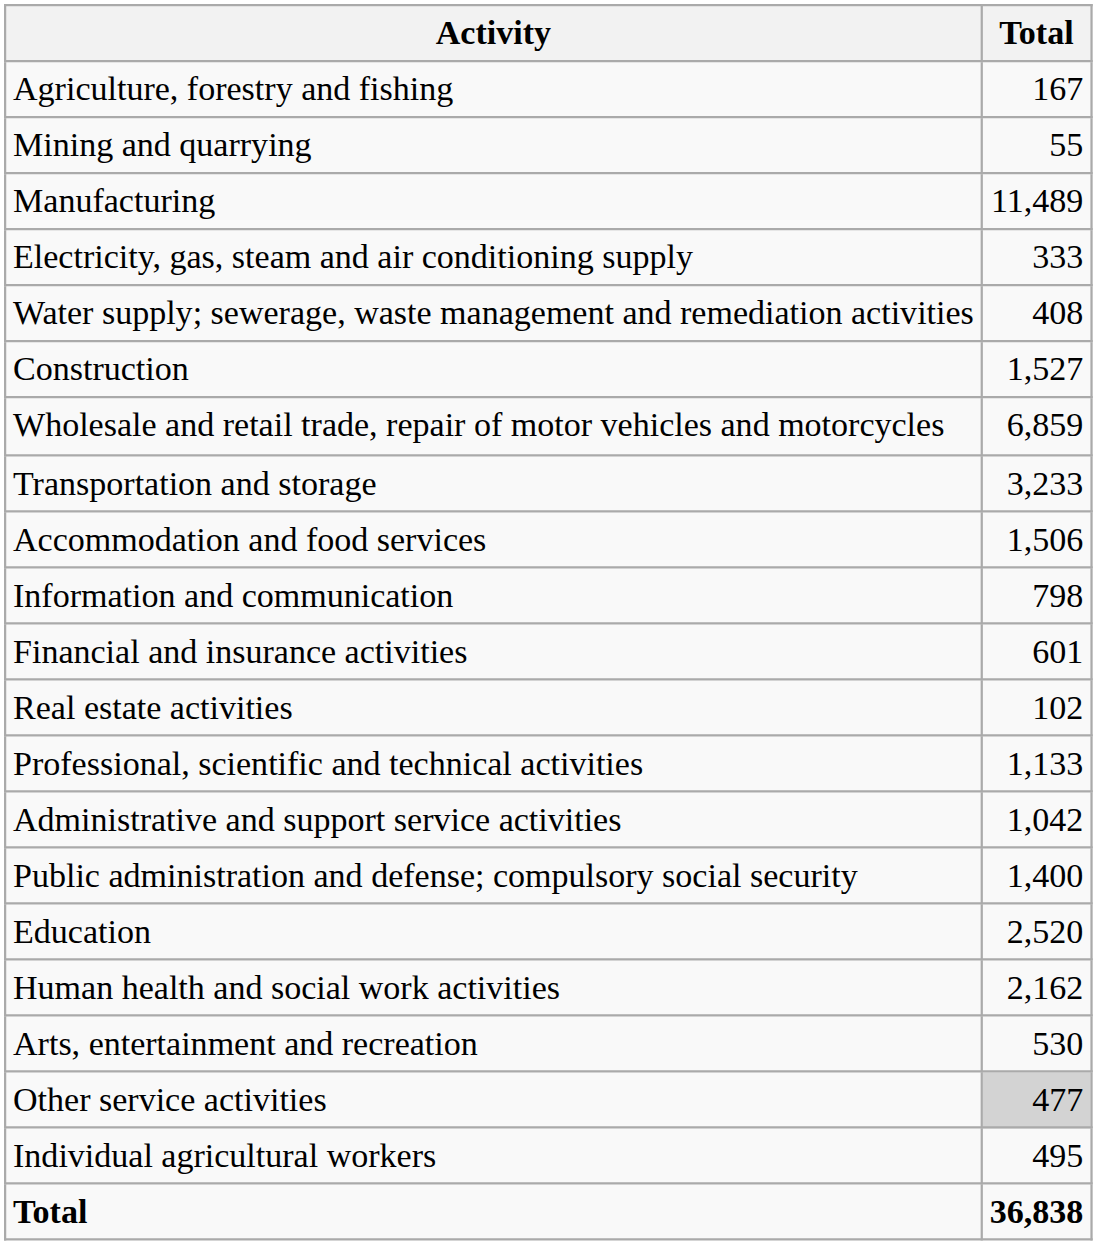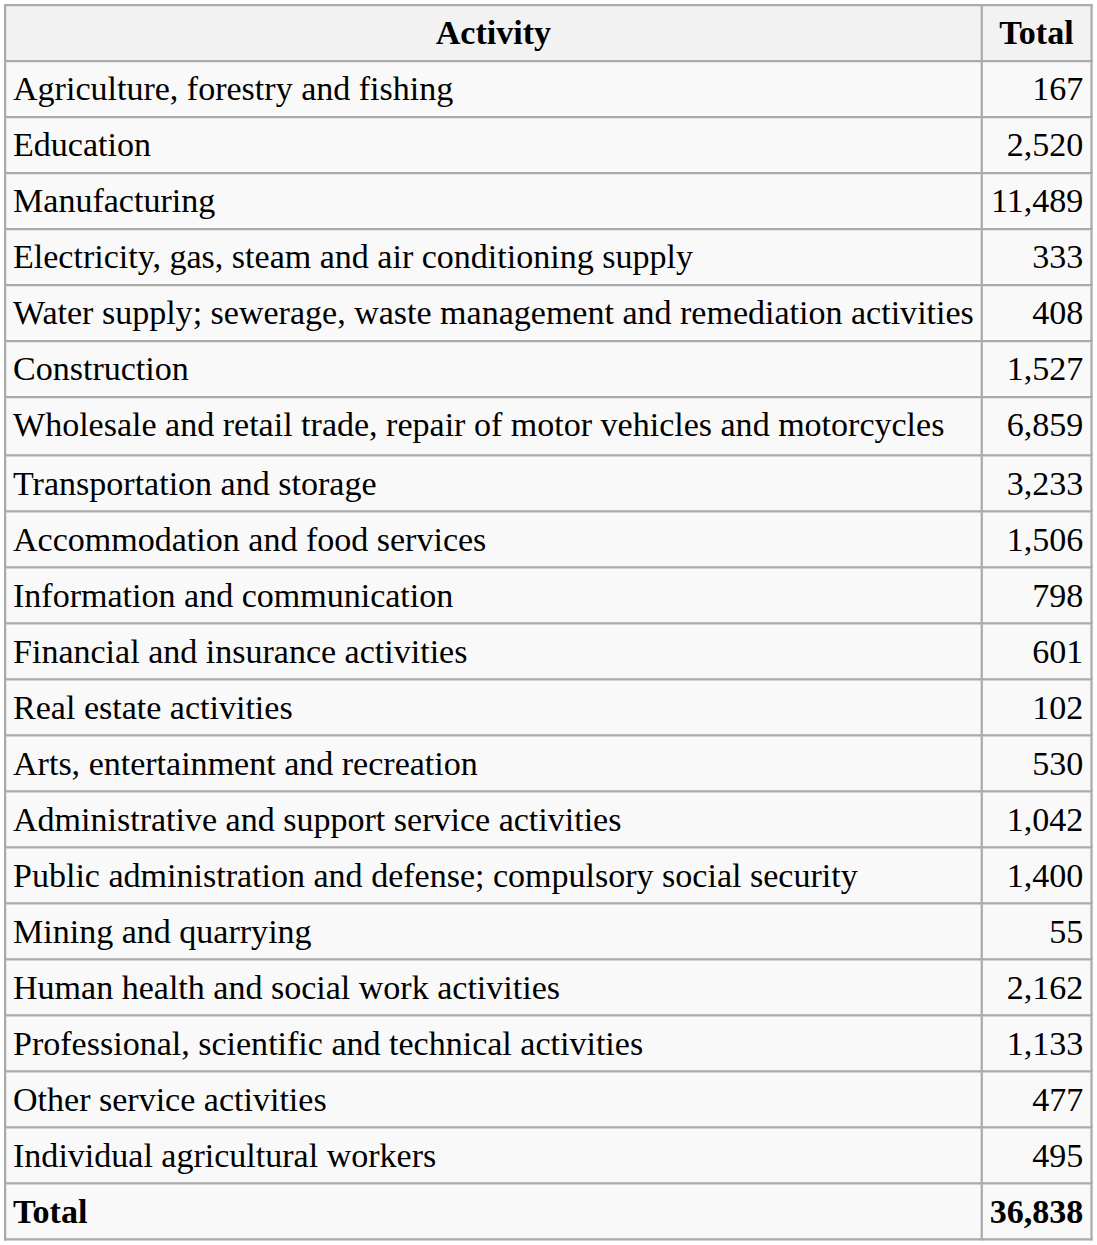rows swapped: (162, 145) <-> (82, 930)
rows swapped: (328, 762) <-> (245, 1043)
(1058, 1099) lightgrey background -> (1058, 1099) no background
